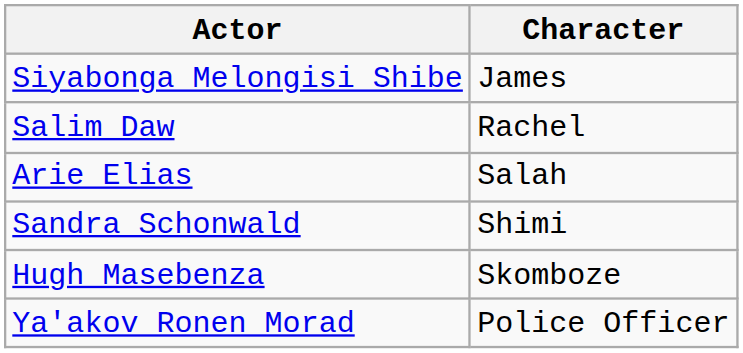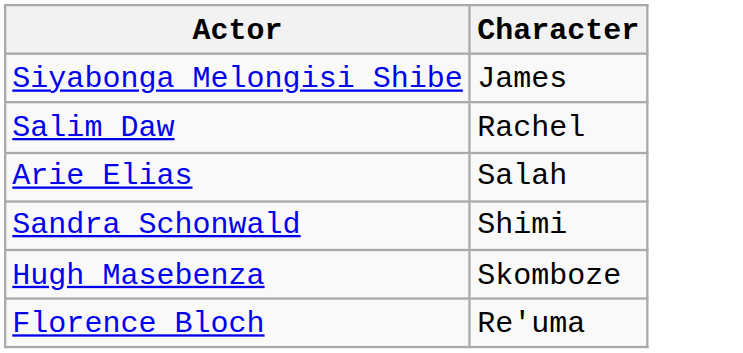+ row: (138, 323)
- row: (184, 323)
